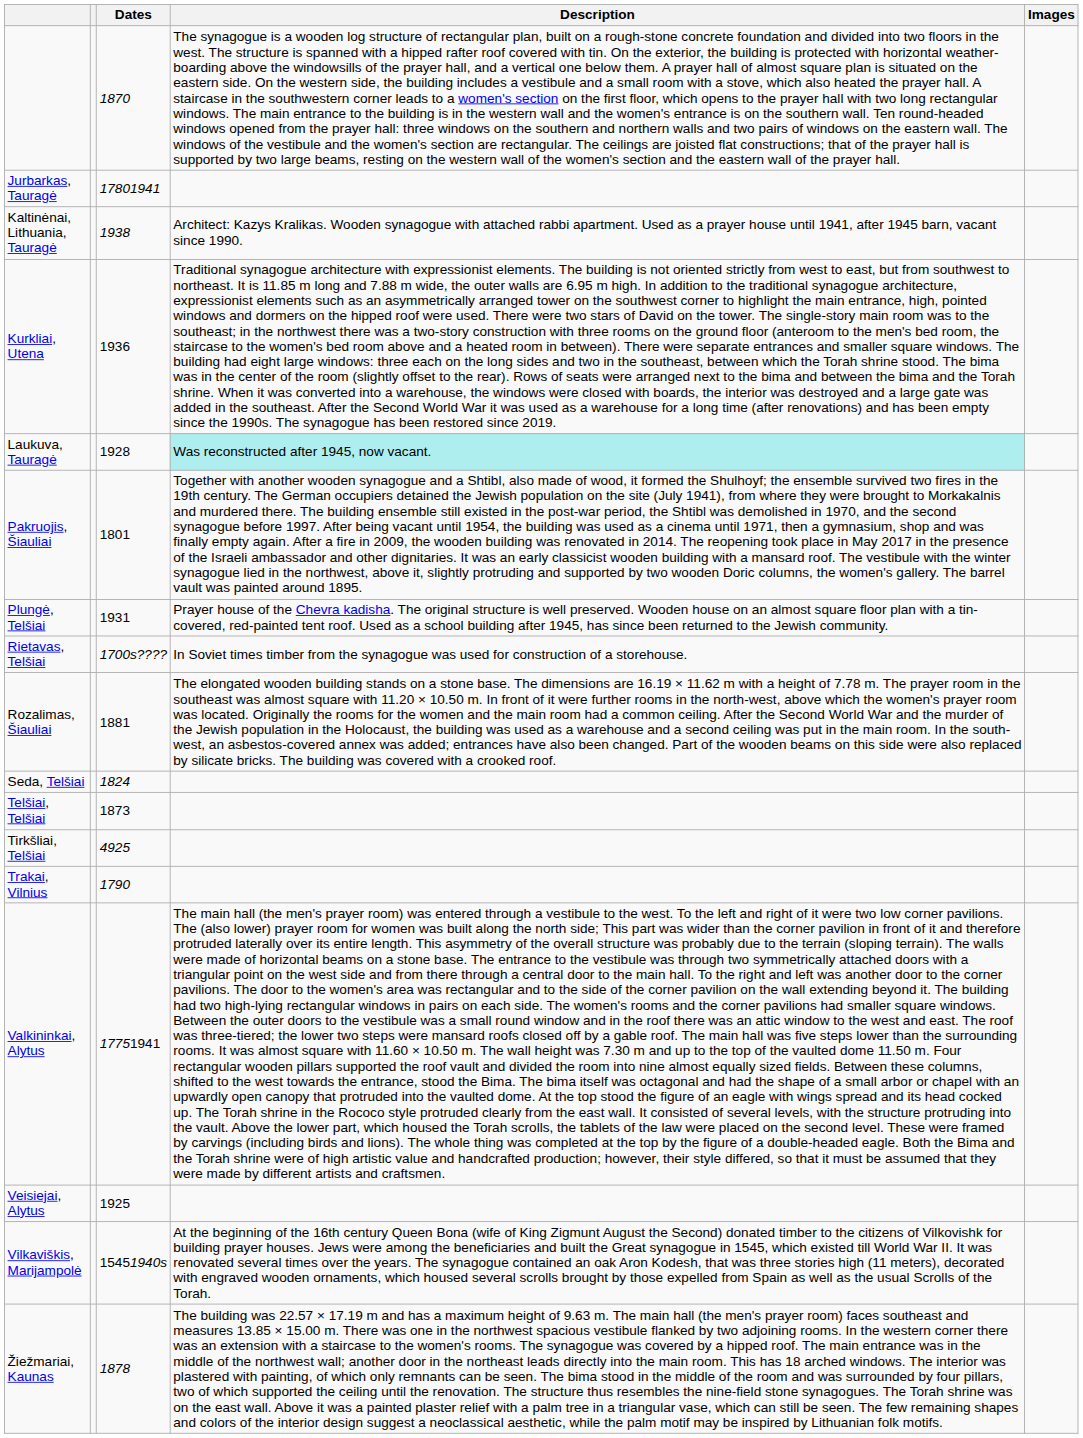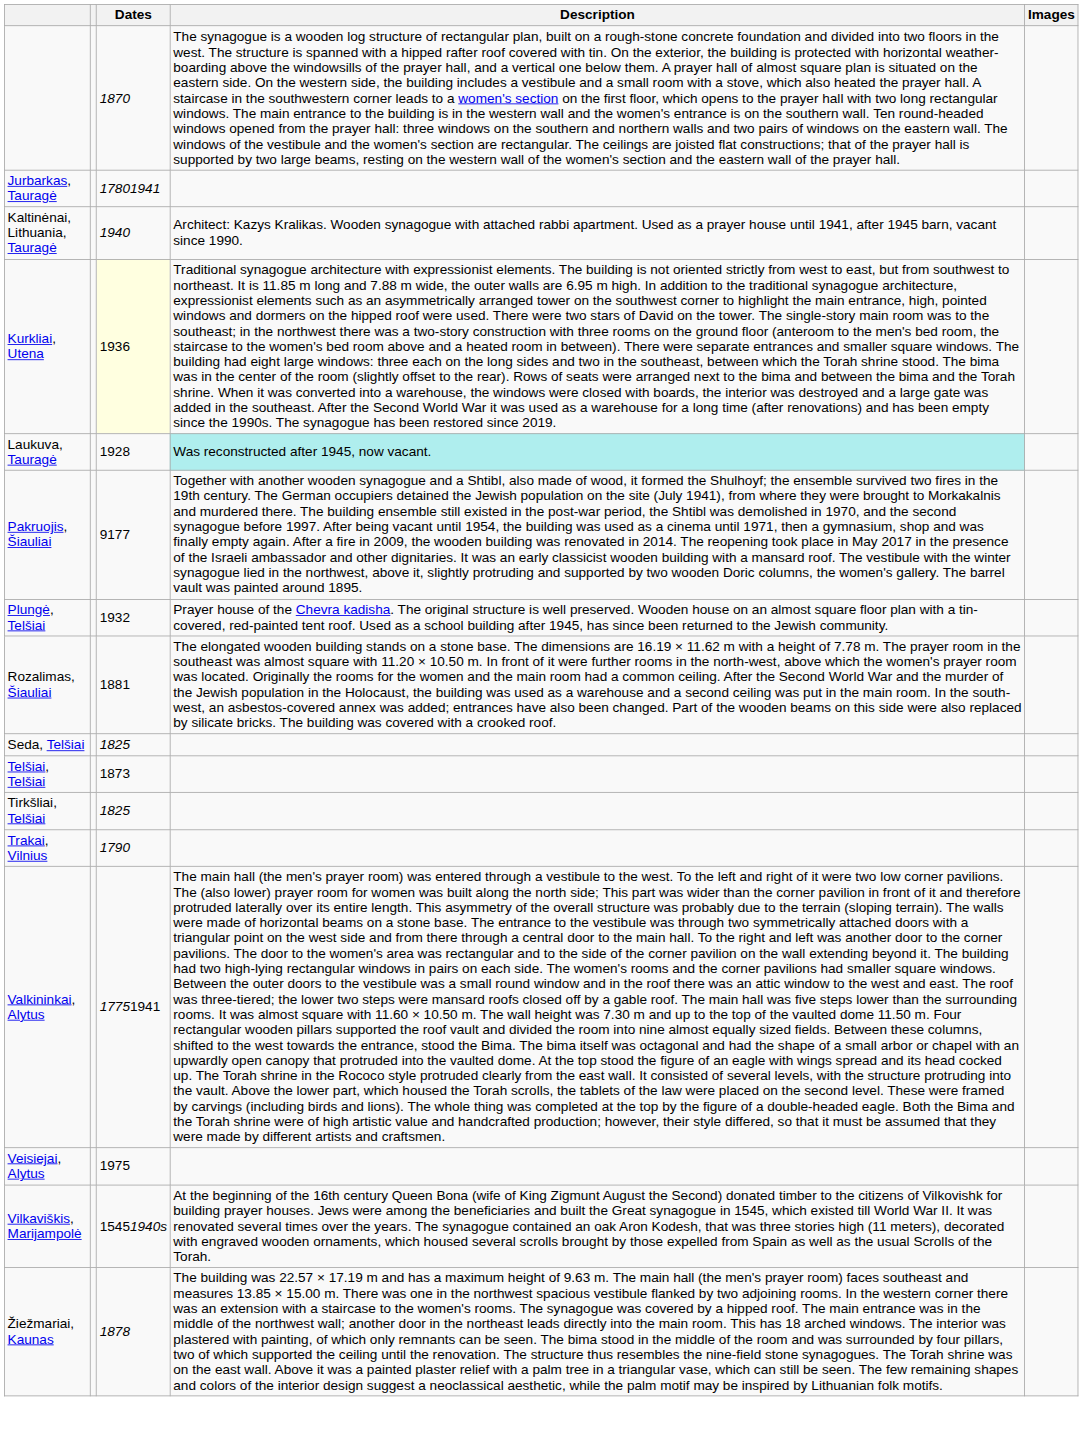(115, 232) 1938 -> (115, 232) 1940
(115, 346) no background -> (115, 346) lightyellow background
(115, 534) 1801 -> (115, 534) 9177
(115, 617) 1931 -> (115, 617) 1932
- row: (36, 654)
(115, 781) 1824 -> (115, 744) 1825
(115, 847) 4925 -> (115, 810) 1825
(115, 1203) 1925 -> (115, 1166) 1975
